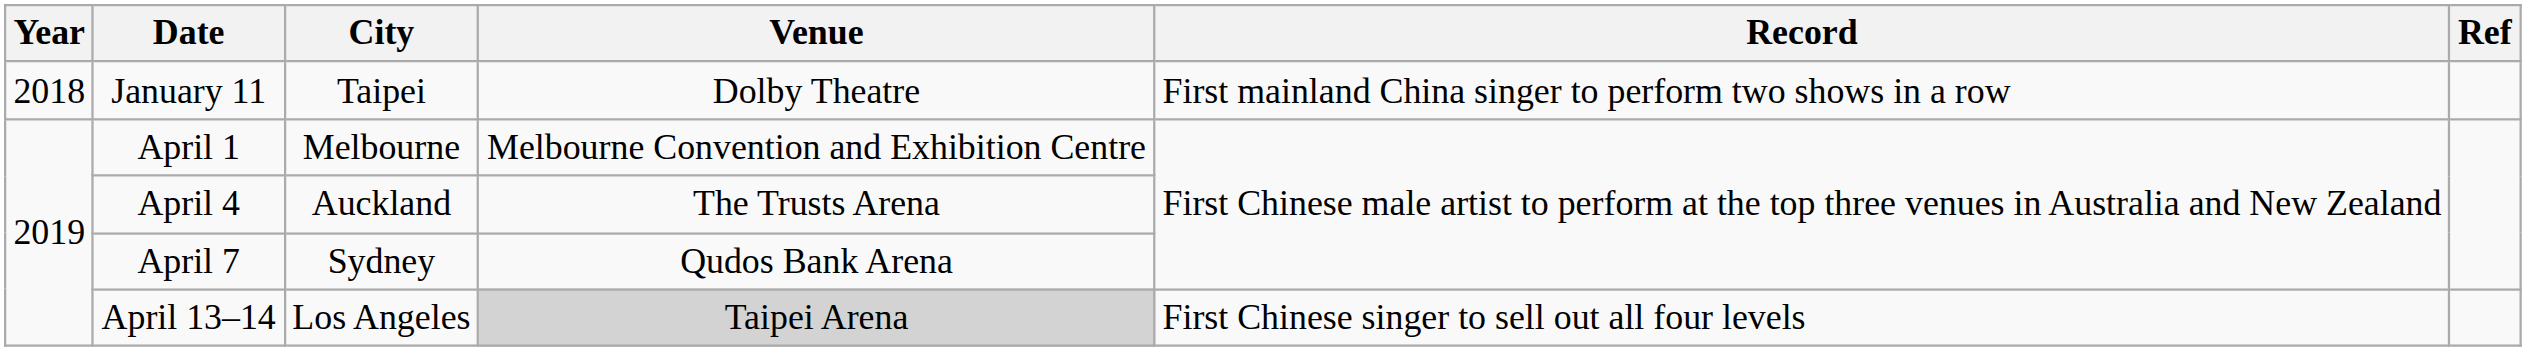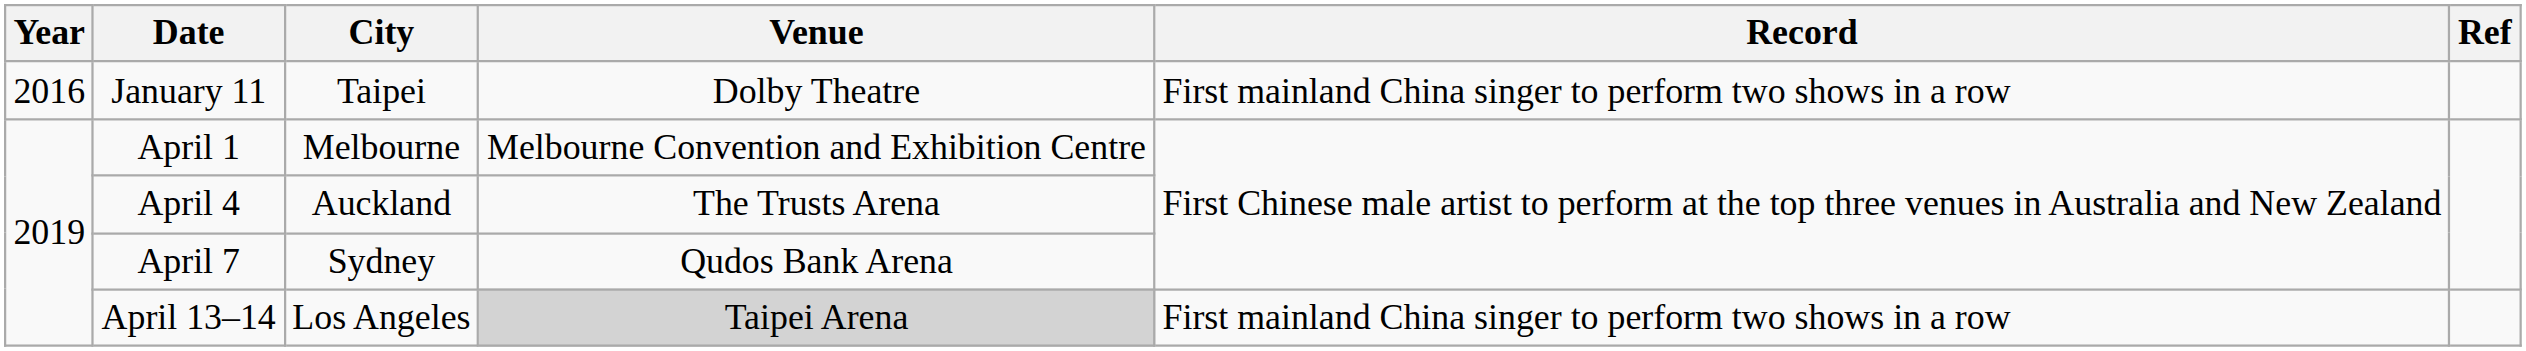(49, 89) 2018 -> (49, 89) 2016
(1484, 317) First Chinese singer to sell out all four levels -> (1587, 317) First mainland China singer to perform two shows in a row
